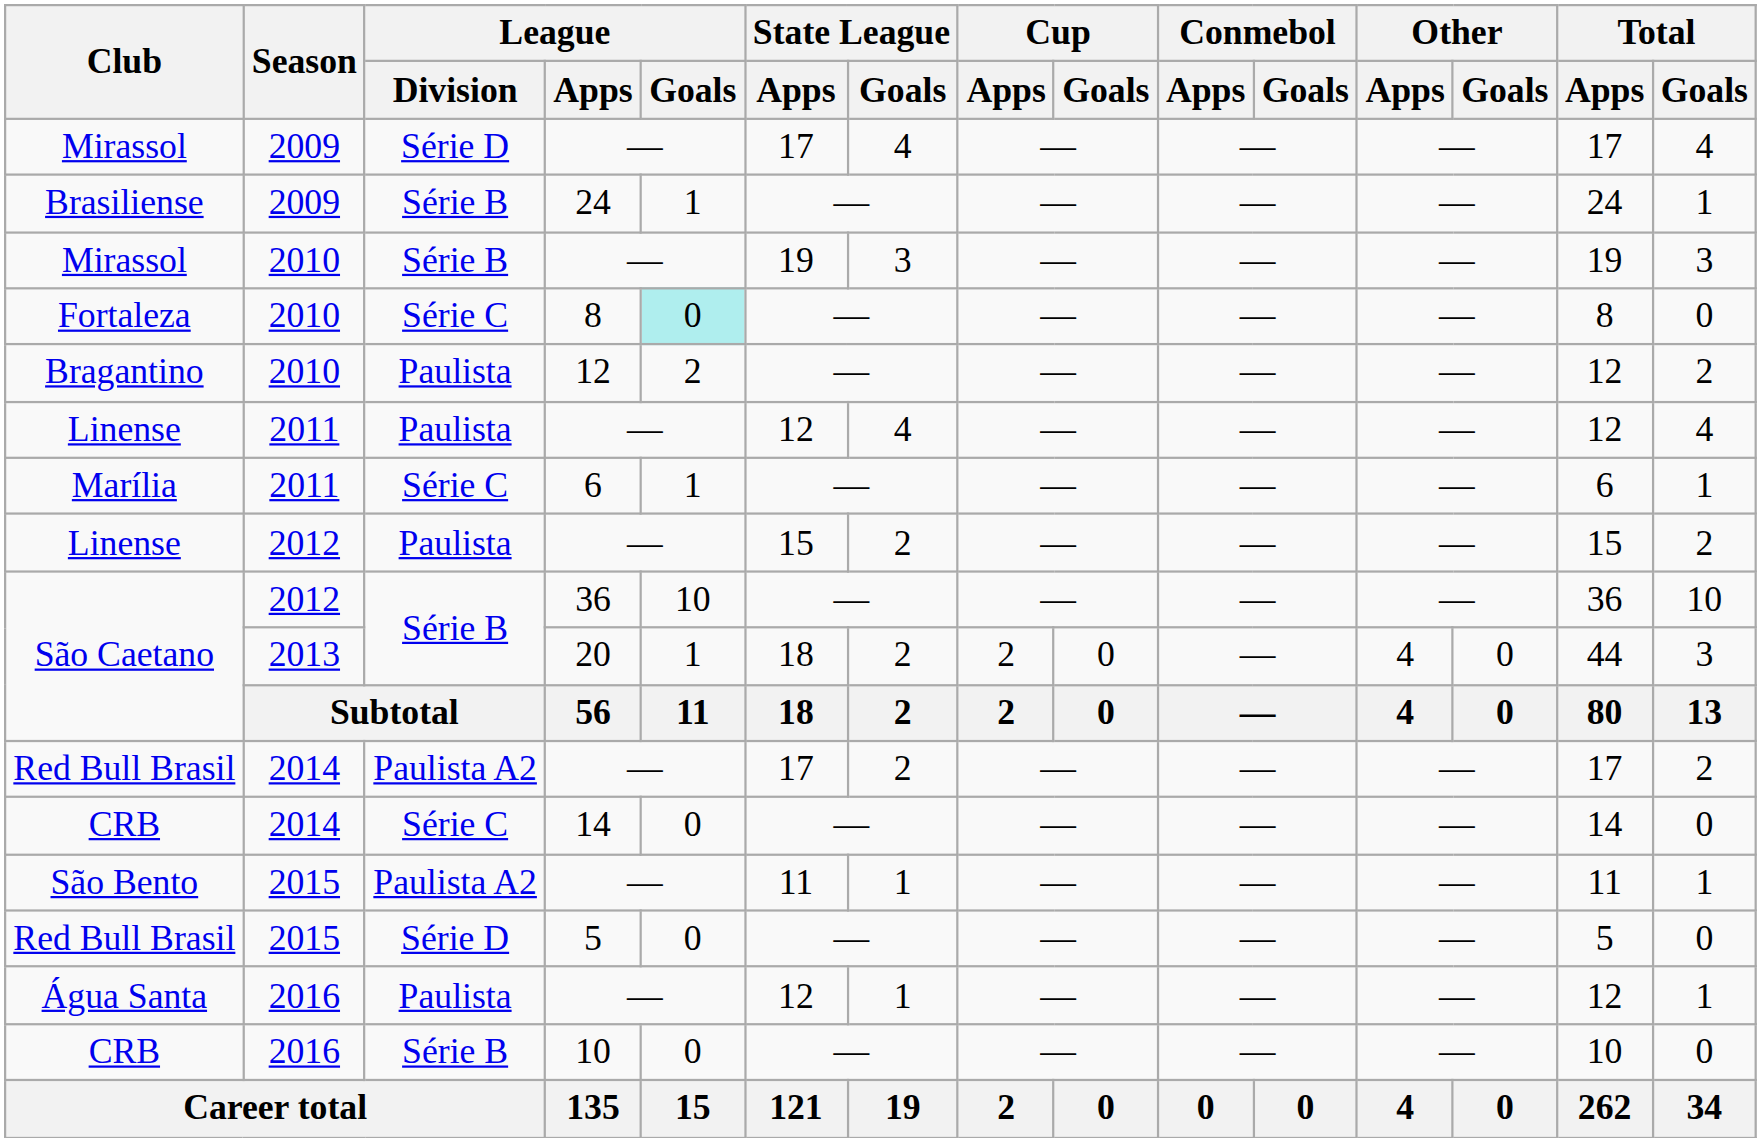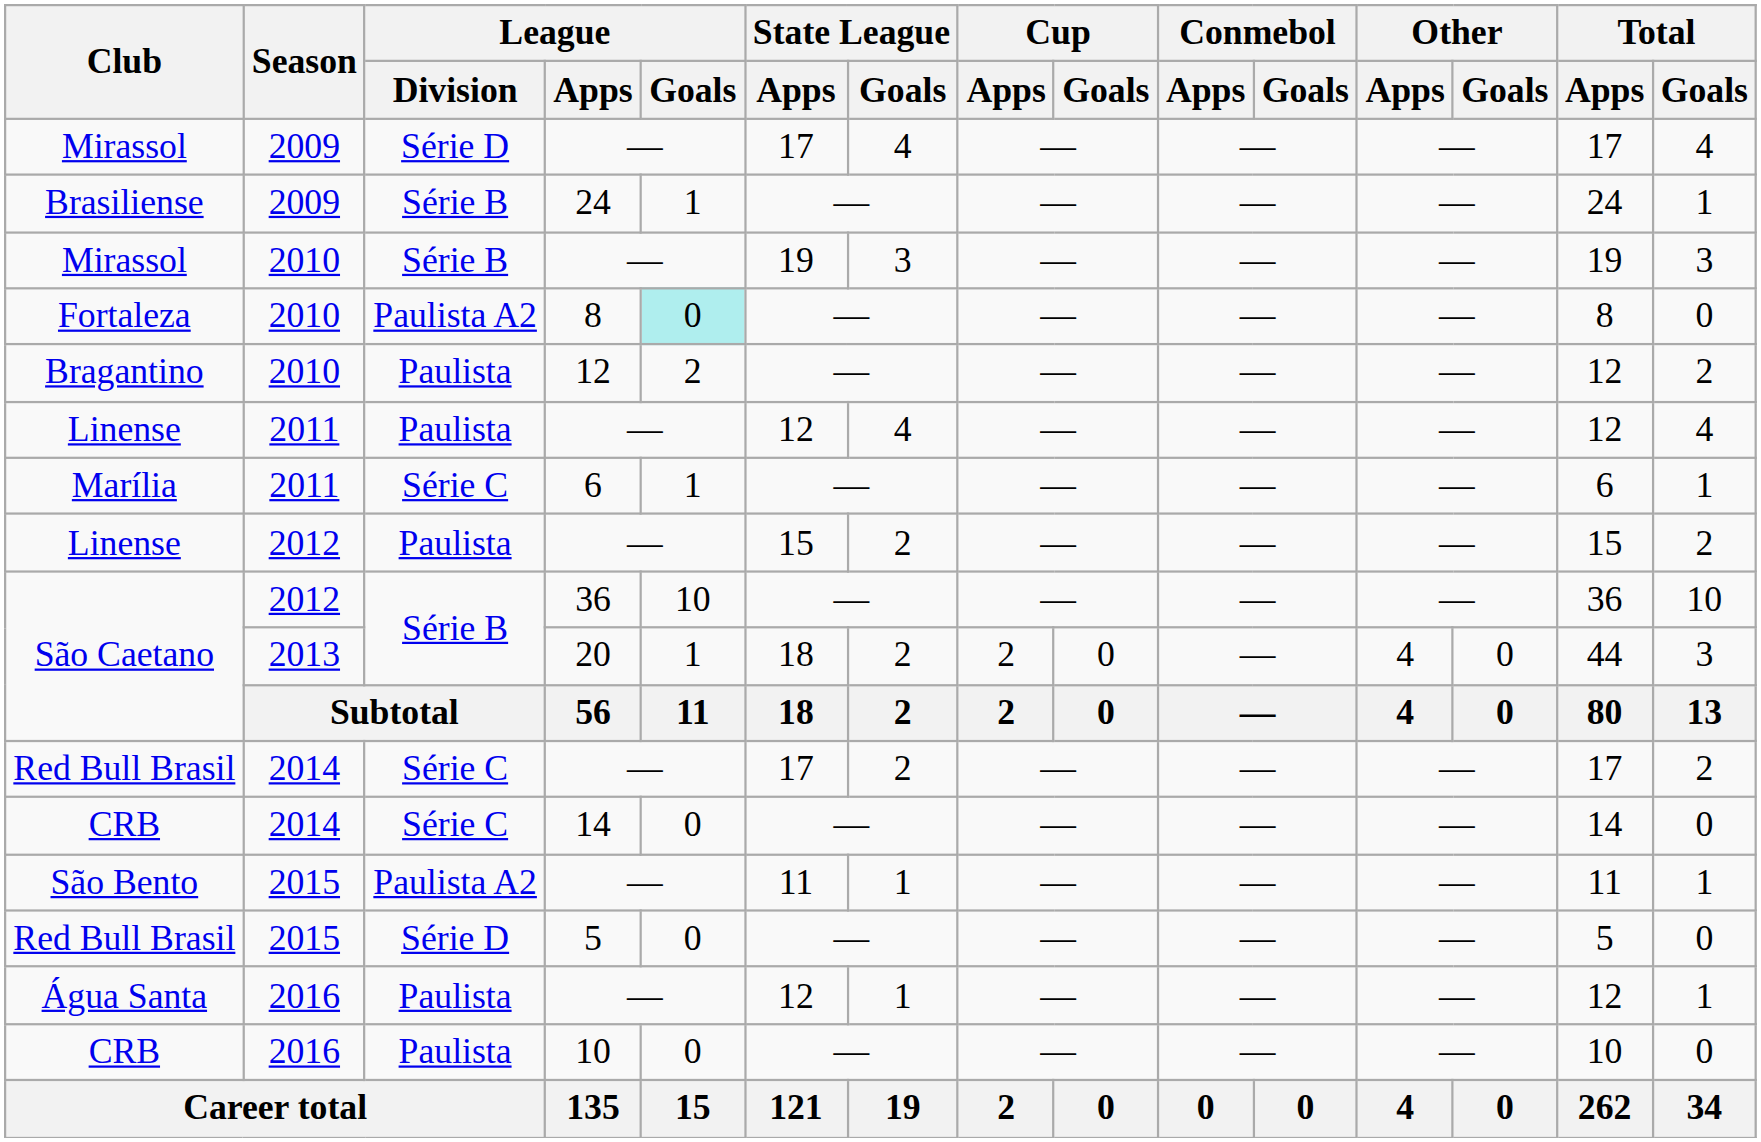(455, 315) Série C -> (455, 315) Paulista A2
(455, 768) Paulista A2 -> (455, 768) Série C
(455, 1051) Série B -> (455, 1051) Paulista
